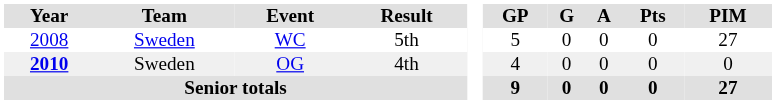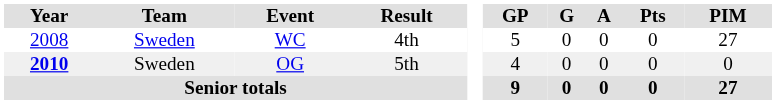(407, 39) 5th -> (407, 39) 4th
(407, 63) 4th -> (407, 63) 5th
